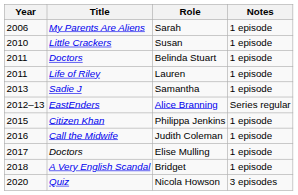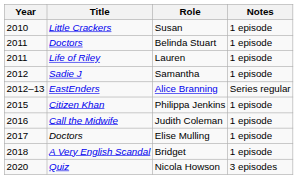- row: (168, 27)
(17, 89) 2013 -> (17, 74) 2012
